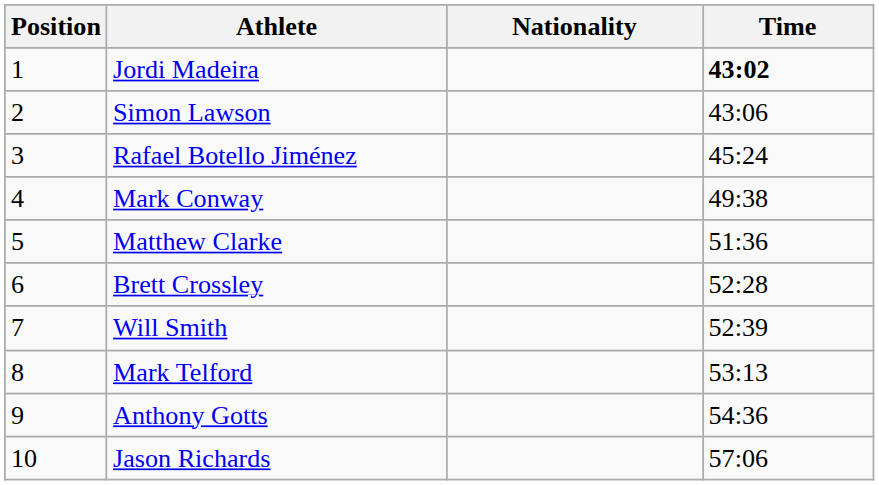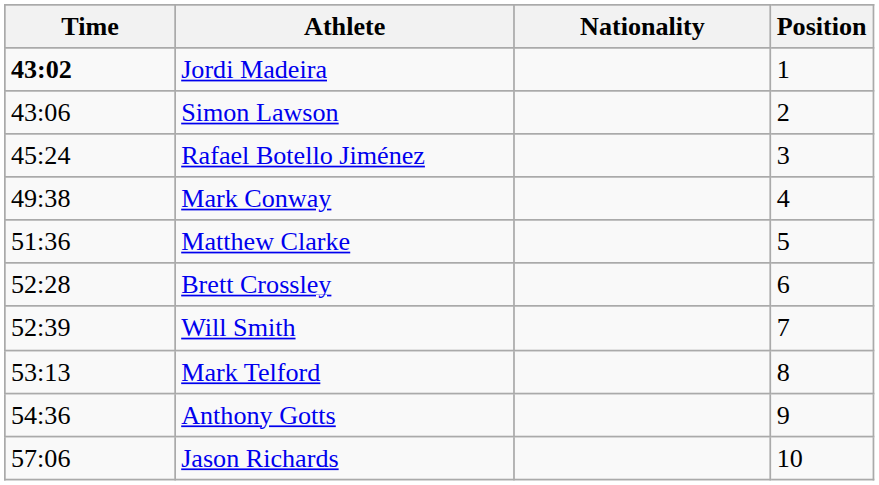columns swapped: (56, 26) <-> (788, 26)
